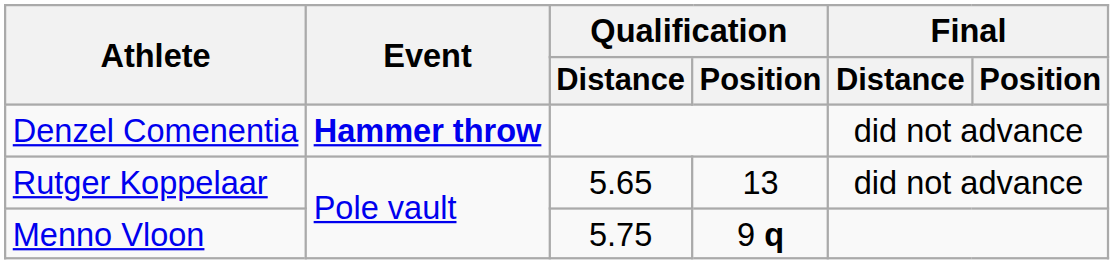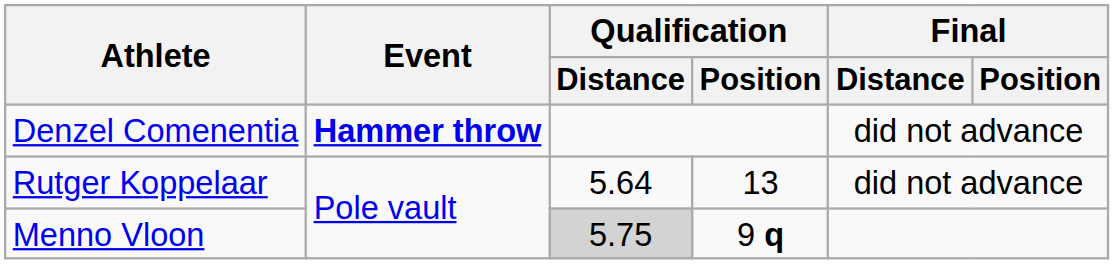(621, 183) 5.65 -> (621, 183) 5.64
(621, 234) no background -> (621, 234) lightgrey background
